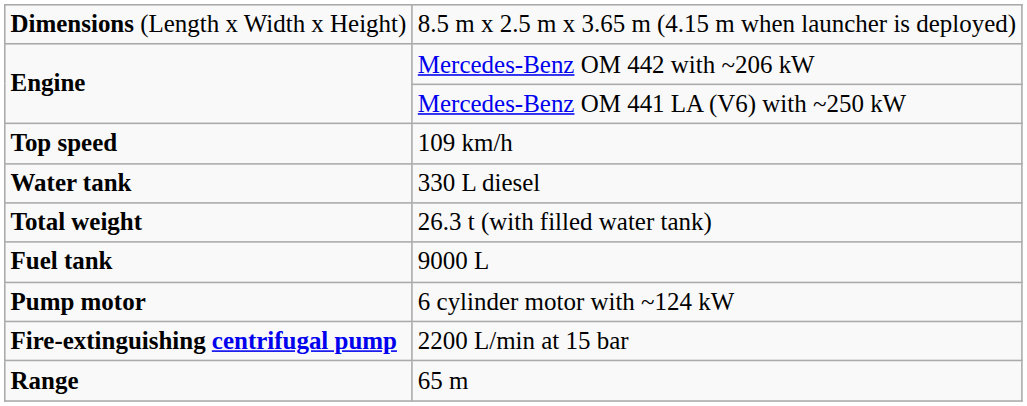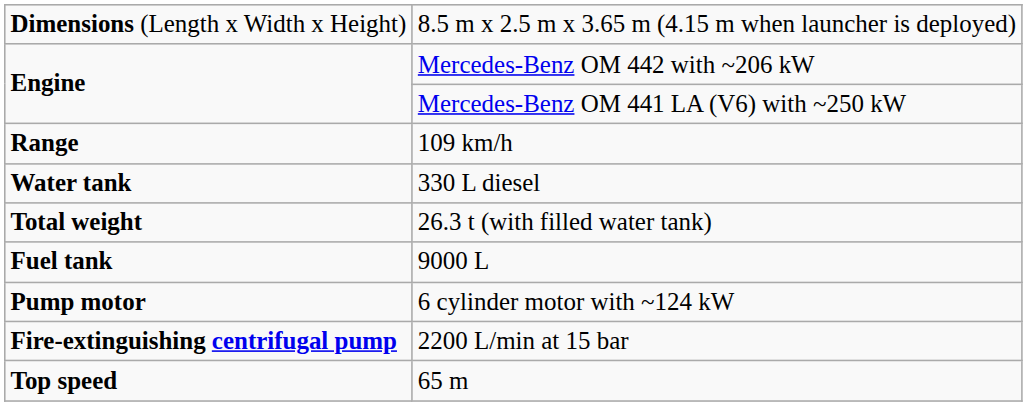(64, 143) Top speed -> (45, 143) Range
(45, 380) Range -> (64, 380) Top speed
